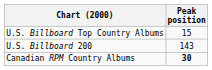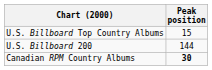(187, 46) 143 -> (187, 46) 144
